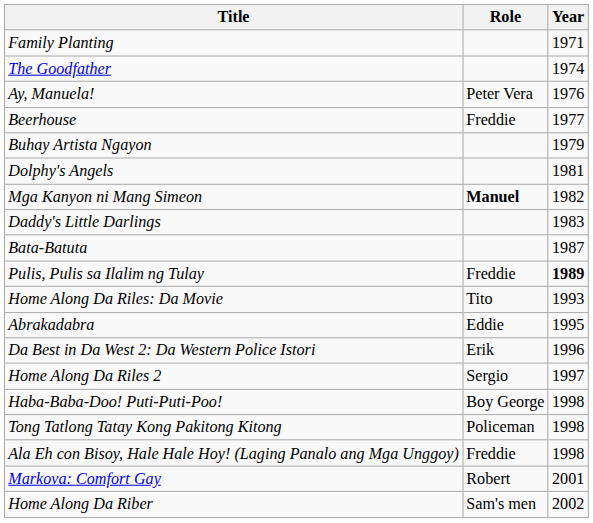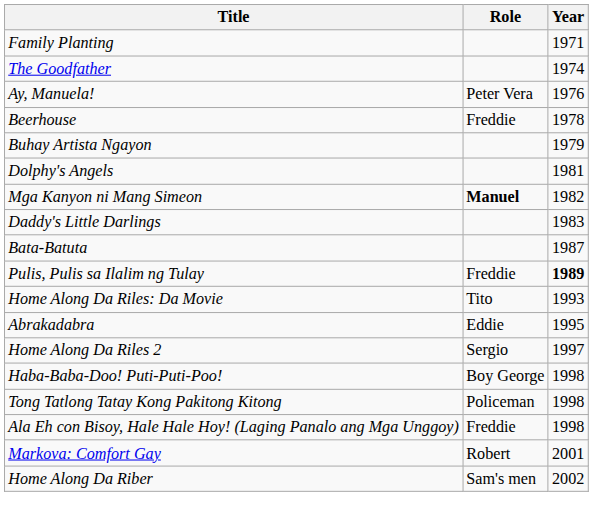(568, 119) 1977 -> (568, 119) 1978
- row: (162, 350)
